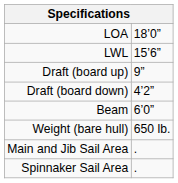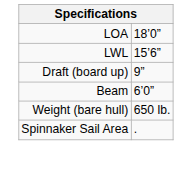- row: (77, 91)
- row: (68, 149)
